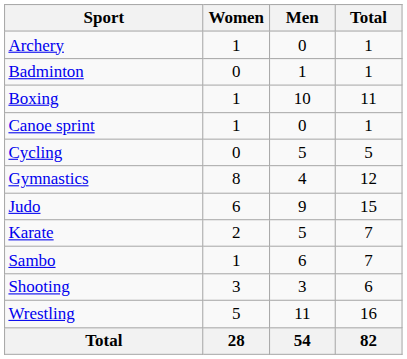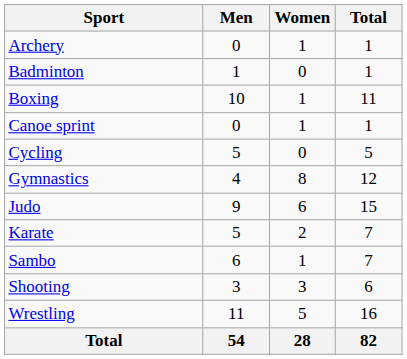columns swapped: (302, 17) <-> (236, 17)
